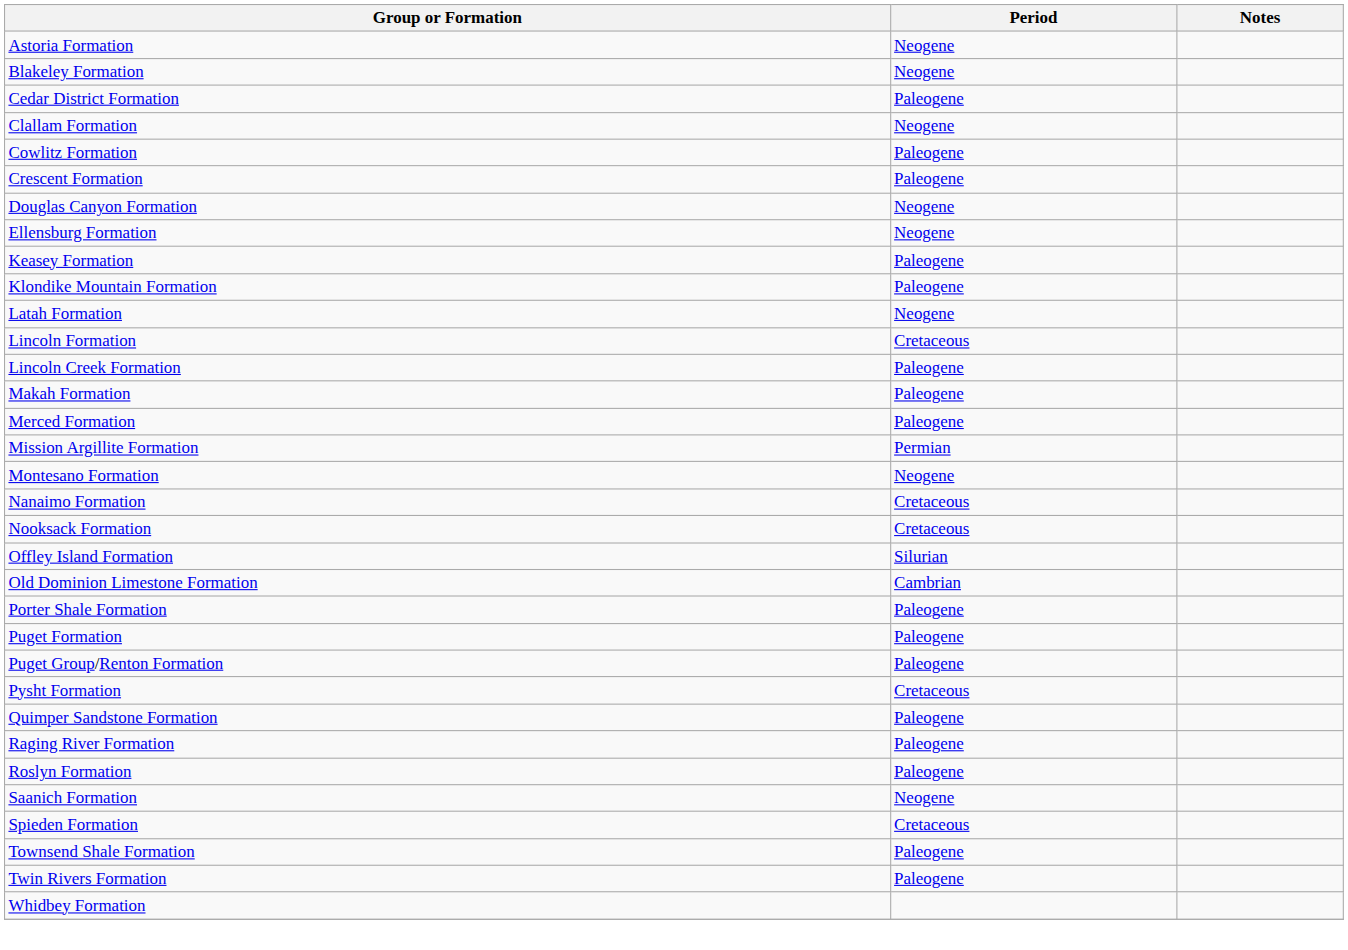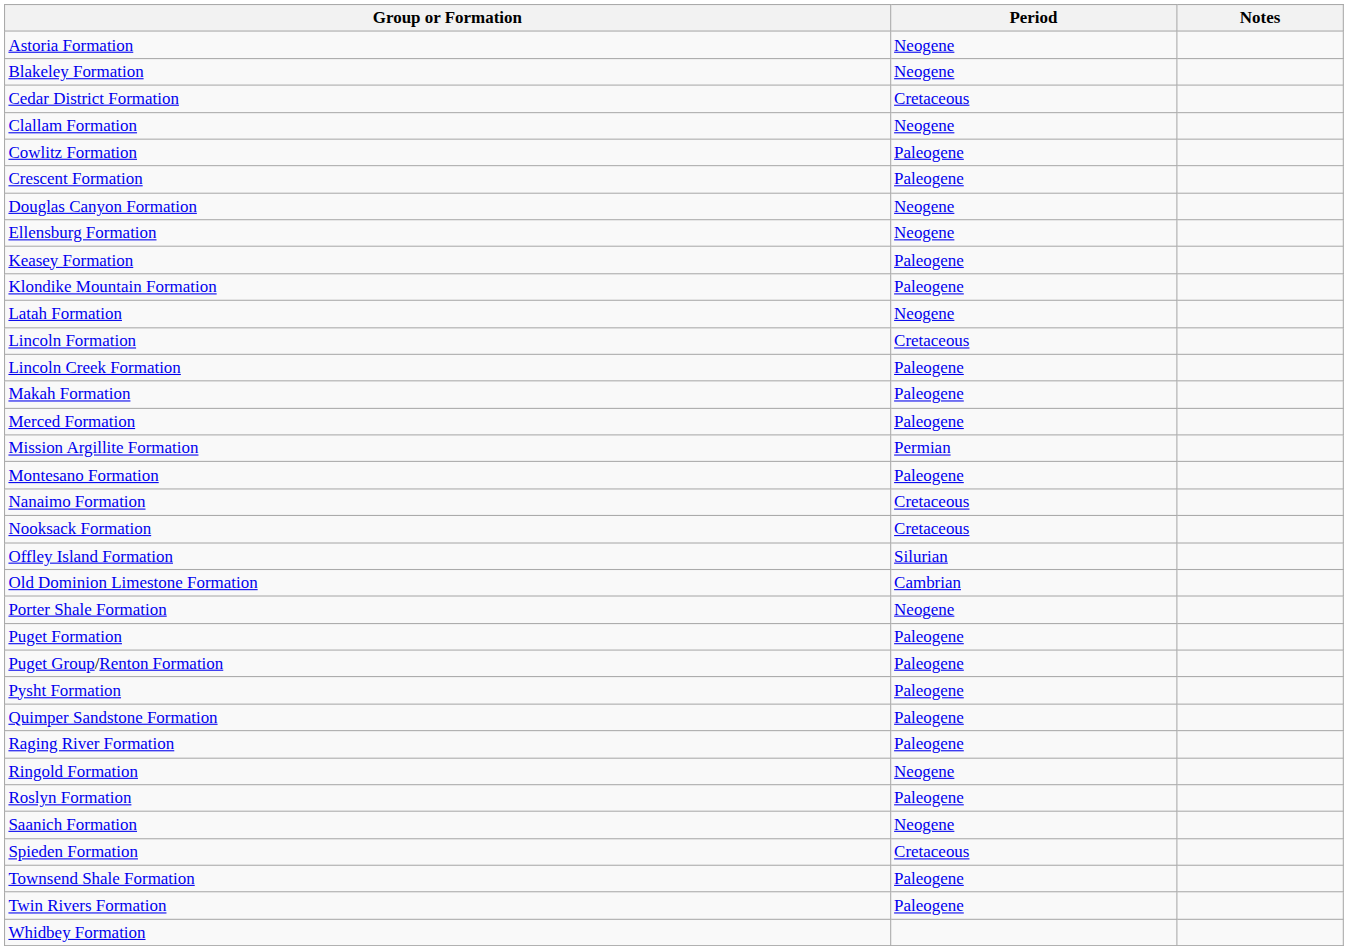(929, 98) Paleogene -> (932, 98) Cretaceous
(924, 475) Neogene -> (929, 475) Paleogene
(929, 609) Paleogene -> (924, 609) Neogene
(932, 690) Cretaceous -> (929, 690) Paleogene
+ row: (73, 771)
